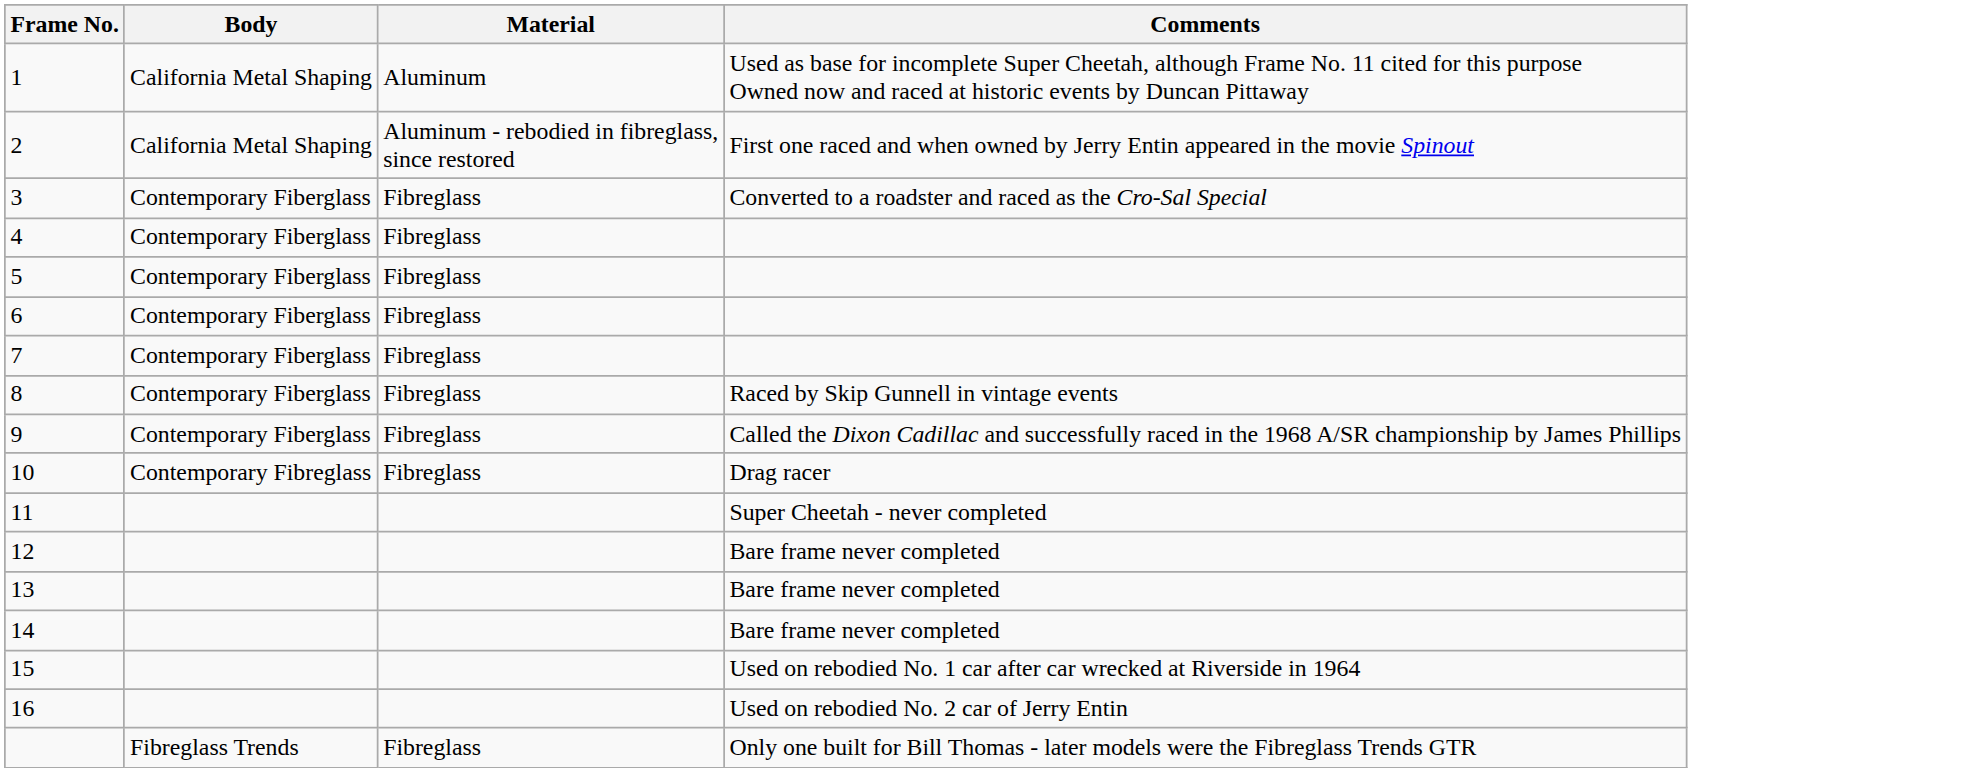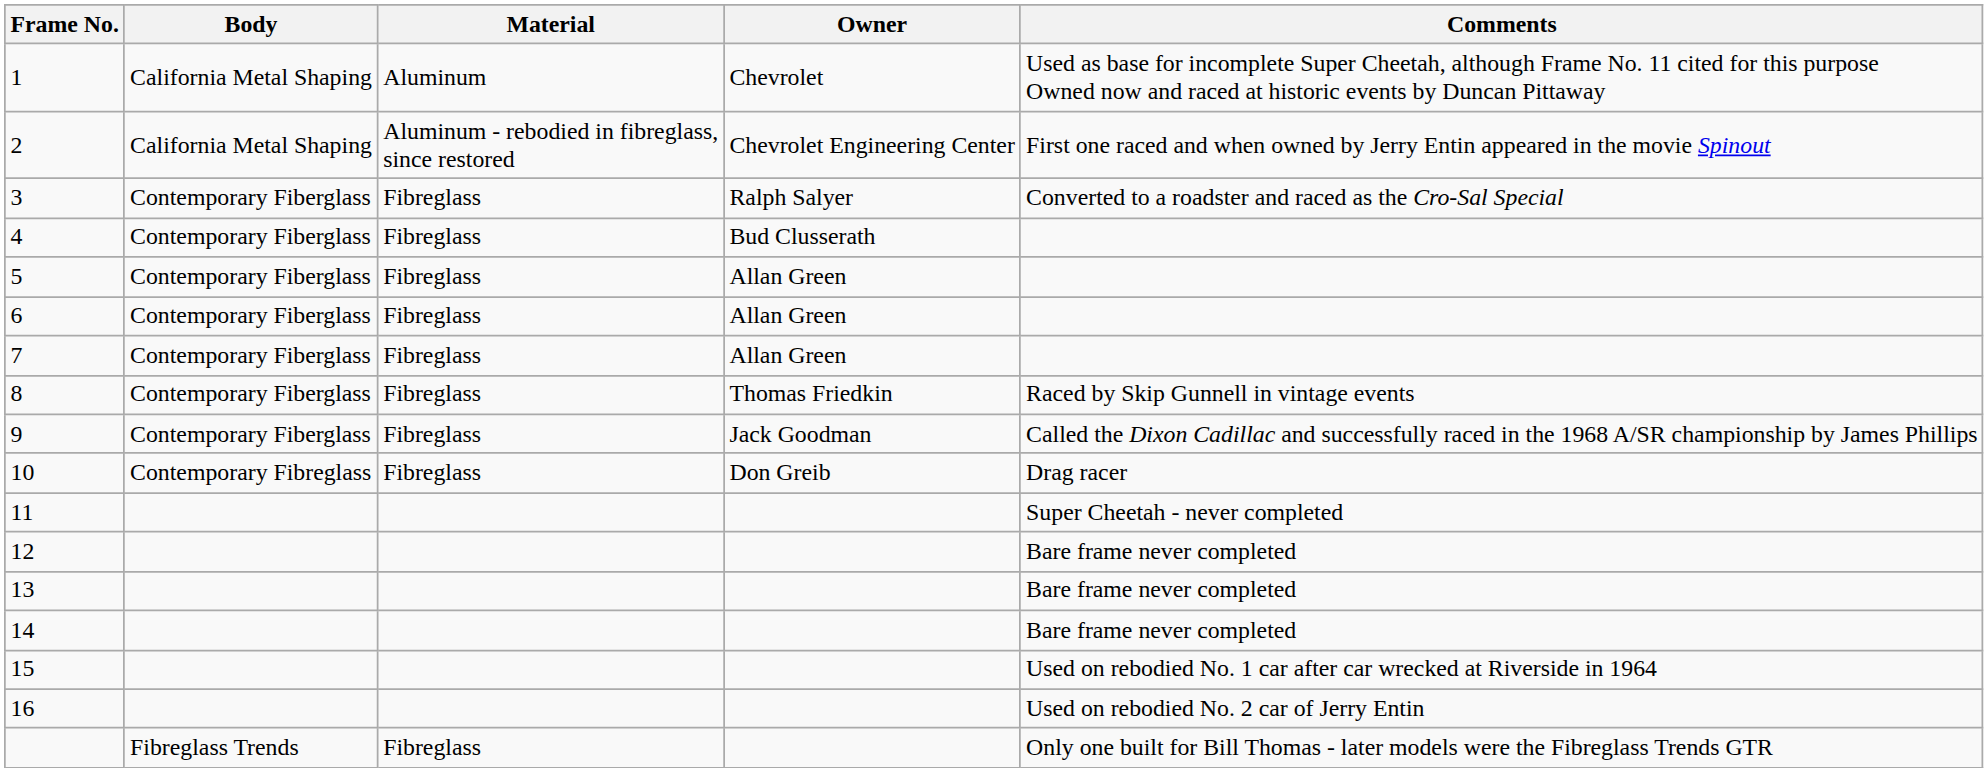+ column: (872, 23)
